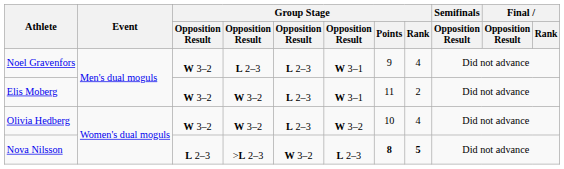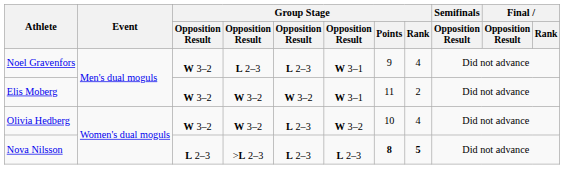(298, 98) L 2–3 -> (298, 98) W 3–2
(298, 156) W 3–2 -> (298, 156) L 2–3
